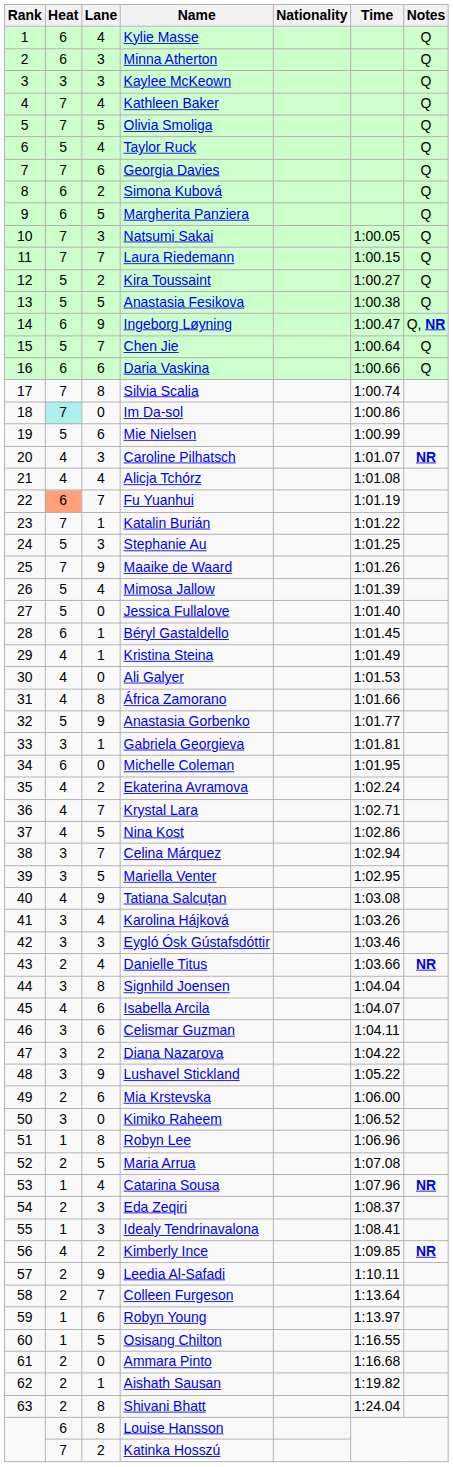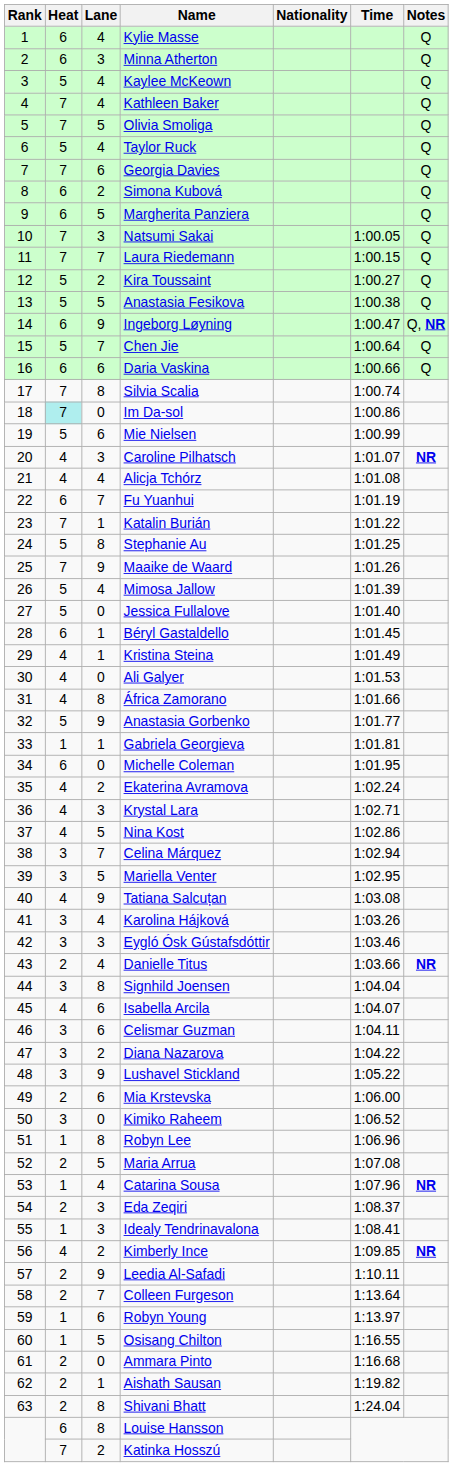(63, 81) 3 -> (63, 81) 5
(101, 81) 3 -> (101, 81) 4
(63, 501) lightsalmon background -> (63, 501) no background
(101, 545) 3 -> (101, 545) 8
(63, 744) 3 -> (63, 744) 1
(101, 810) 7 -> (101, 810) 3
